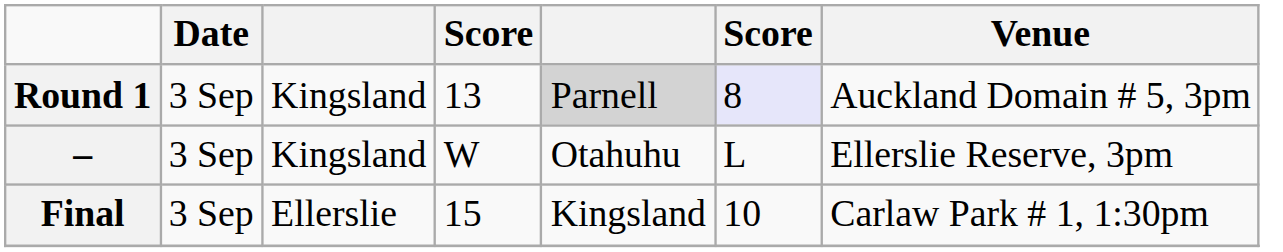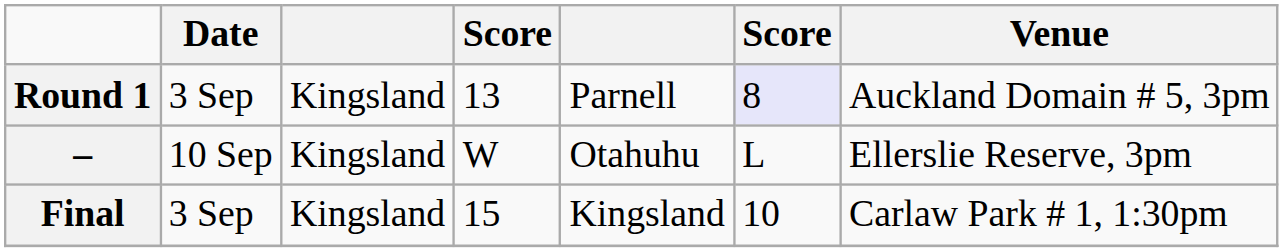(604, 94) lightgrey background -> (623, 94) no background
(211, 154) 3 Sep -> (221, 154) 10 Sep
(334, 214) Ellerslie -> (368, 214) Kingsland
